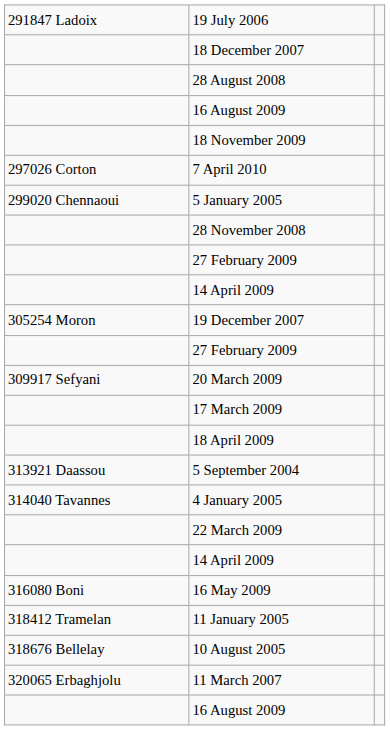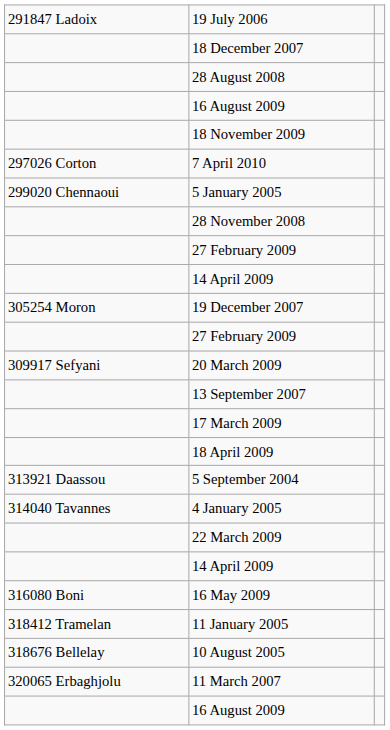+ row: (96, 394)
